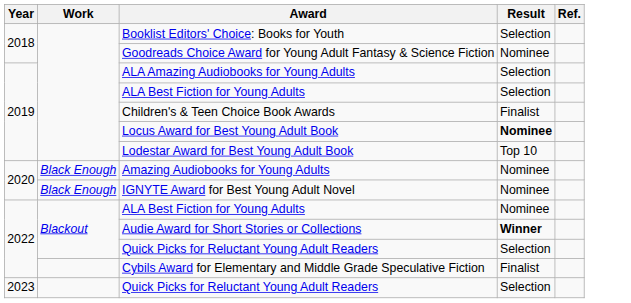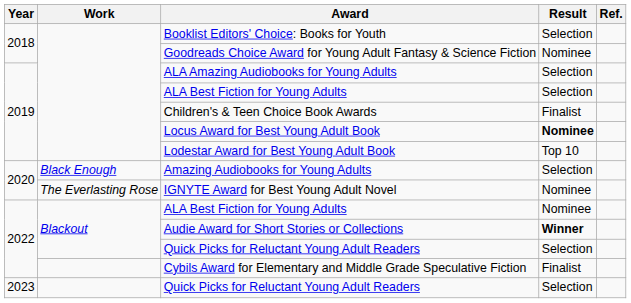(525, 170) Nominee -> (567, 170) Selection
(78, 190) Black Enough -> (99, 190) The Everlasting Rose
